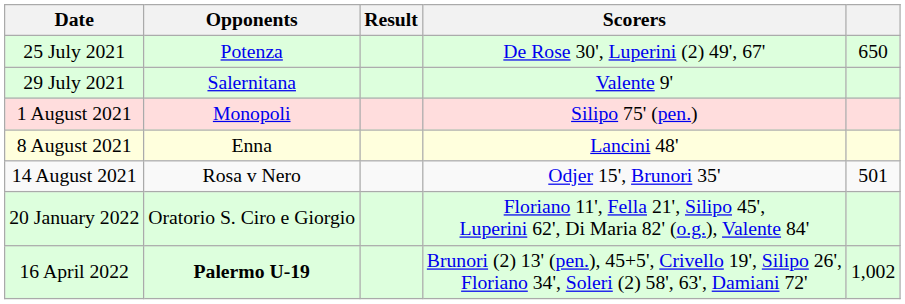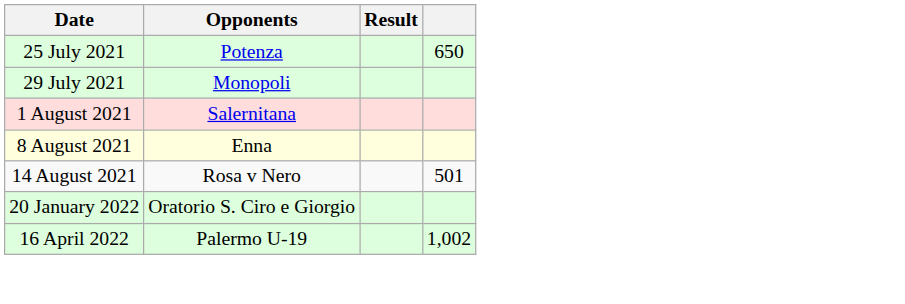- column: (634, 20)
(252, 82) Salernitana -> (252, 82) Monopoli
(252, 113) Monopoli -> (252, 113) Salernitana
(252, 271) bold -> (252, 238) normal
